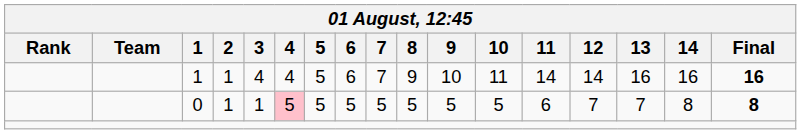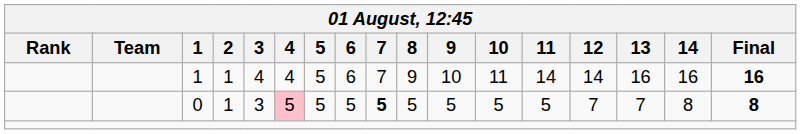(259, 105) 1 -> (259, 105) 3
(382, 105) normal -> (382, 105) bold
(546, 105) 6 -> (546, 105) 5
